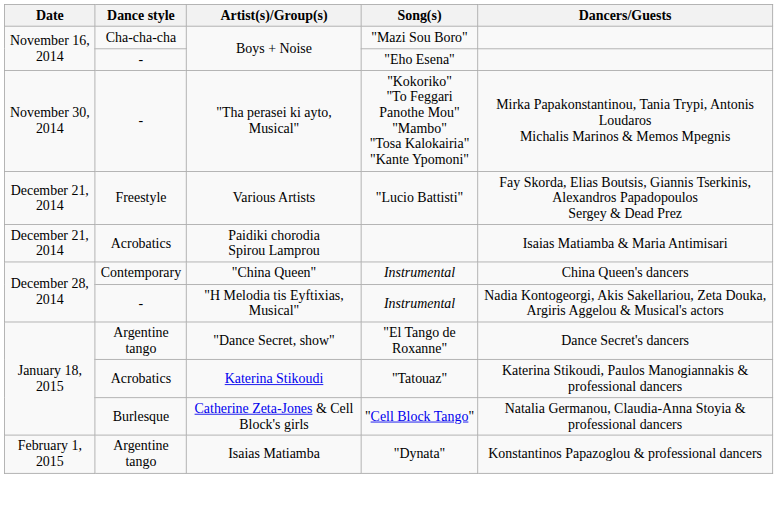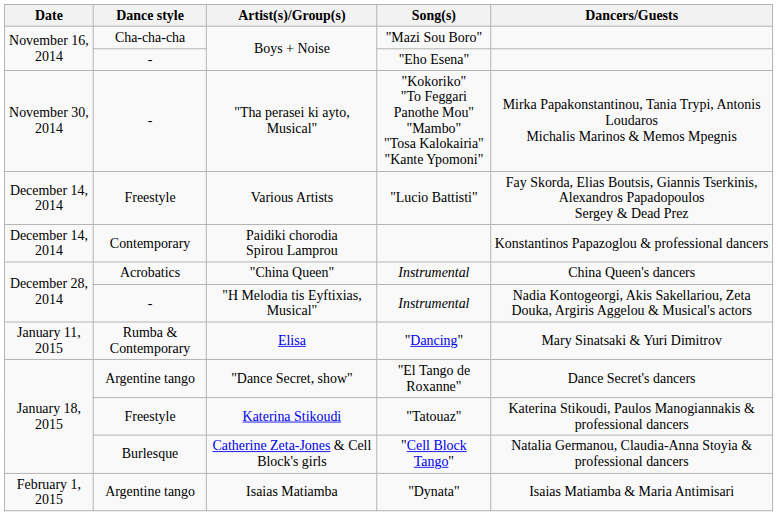(50, 197) December 21, 2014 -> (49, 197) December 14, 2014
(50, 243) December 21, 2014 -> (49, 243) December 14, 2014
(141, 243) Αcrobatics -> (150, 243) Contemporary
(625, 243) Isaias Matiamba & Maria Antimisari -> (632, 243) Konstantinos Papazoglou & professional dancers
(141, 273) Contemporary -> (150, 273) Αcrobatics
+ row: (292, 340)
(141, 378) Αcrobatics -> (150, 416) Freestyle
(625, 454) Konstantinos Papazoglou & professional dancers -> (632, 491) Isaias Matiamba & Maria Antimisari
